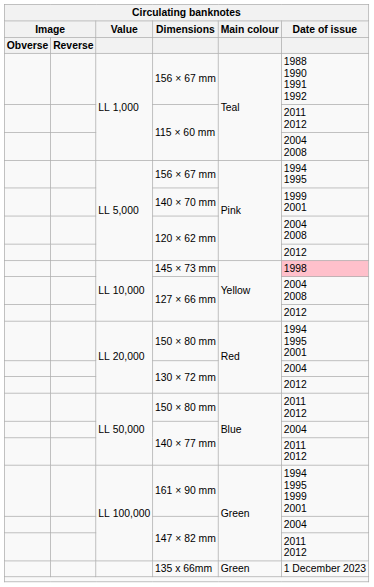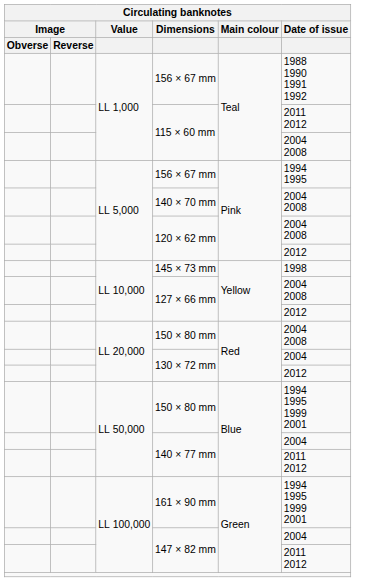(295, 202) 1999 2001 -> (295, 202) 2004 2008
(295, 269) pink background -> (295, 269) no background
(295, 341) 1994 1995 2001 -> (295, 335) 2004 2008
(295, 408) 2011 2012 -> (295, 408) 1994 1995 1999 2001
- row: (124, 569)
